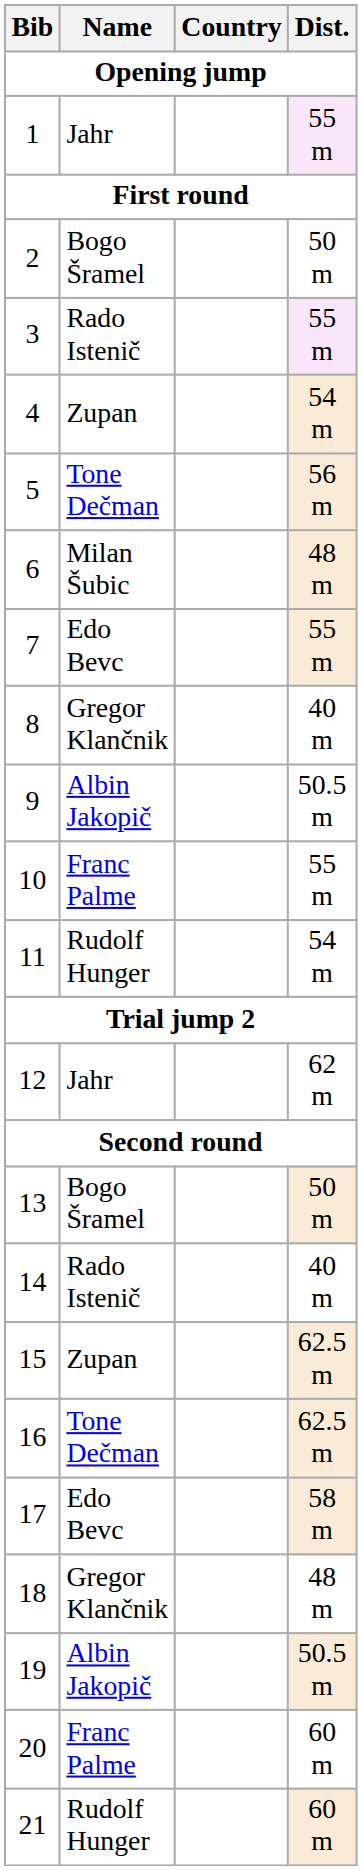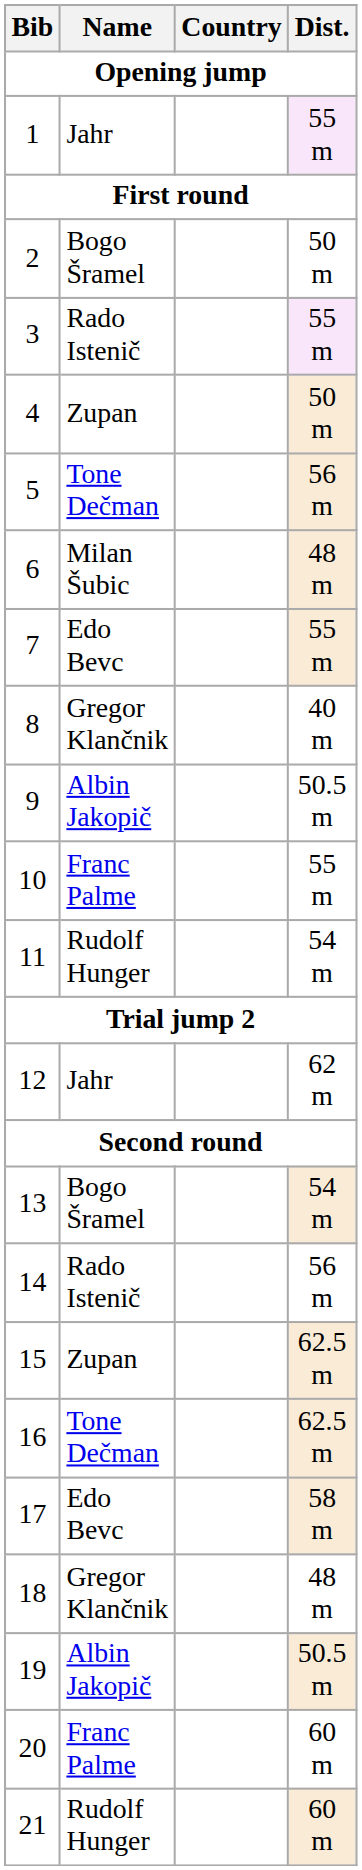(322, 412) 54 m -> (322, 412) 50 m
(322, 1203) 50 m -> (322, 1203) 54 m
(322, 1281) 40 m -> (322, 1281) 56 m
